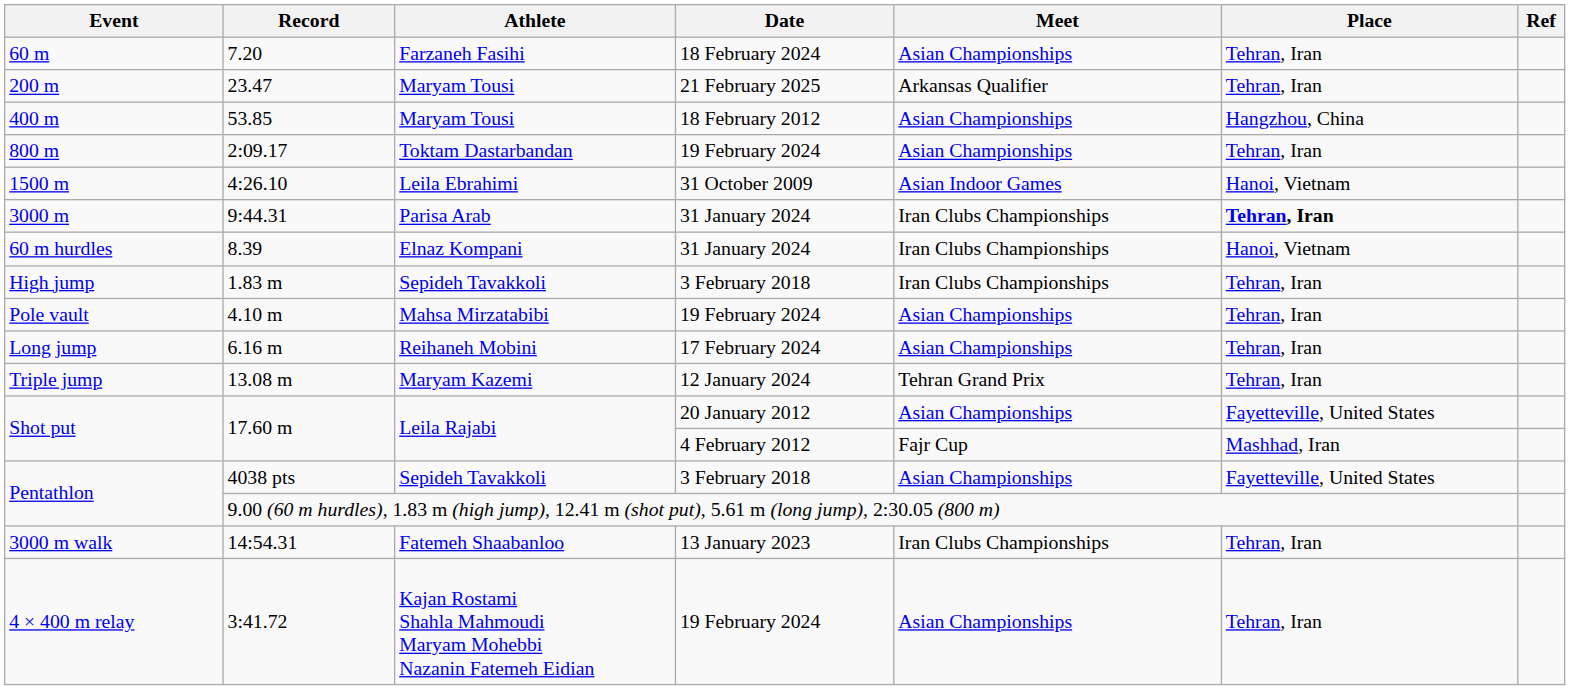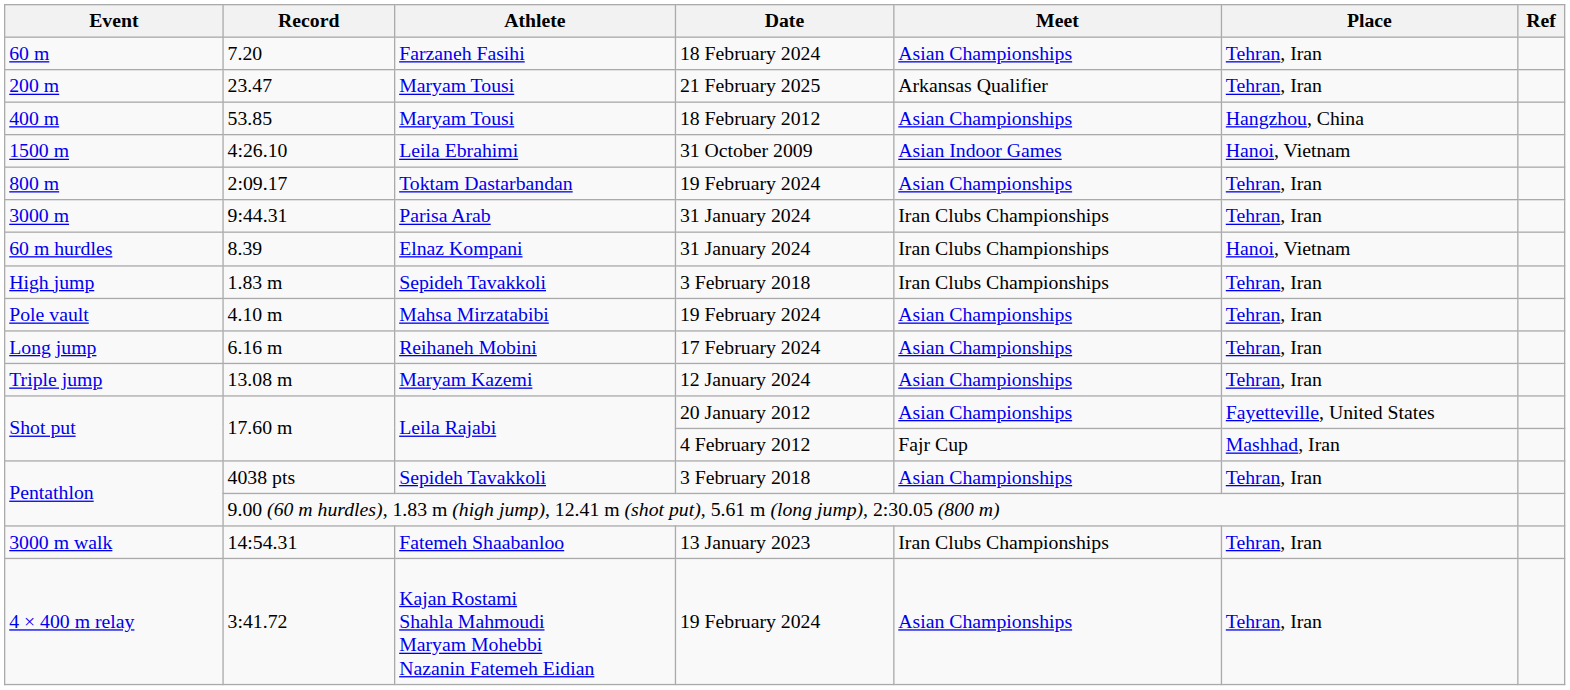rows swapped: (257, 151) <-> (257, 183)
(1280, 216) bold -> (1274, 216) normal
(972, 379) Tehran Grand Prix -> (985, 379) Asian Championships
(1330, 477) Fayetteville, United States -> (1274, 477) Tehran, Iran
